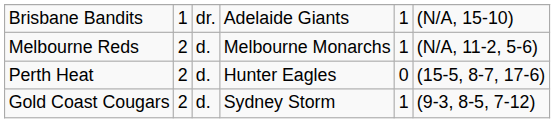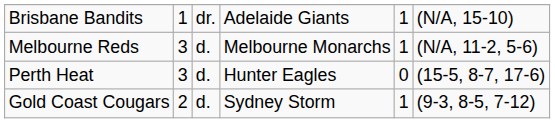(183, 46) 2 -> (183, 46) 3
(183, 74) 2 -> (183, 74) 3
